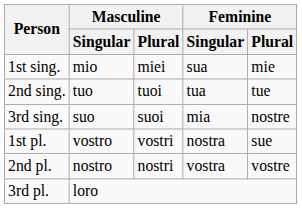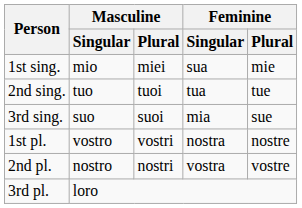(271, 116) nostre -> (262, 116) sue
(262, 141) sue -> (271, 141) nostre
